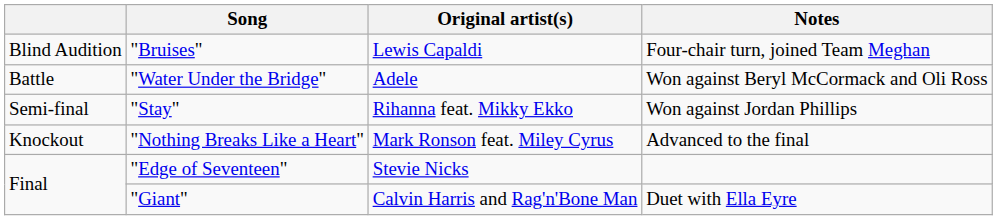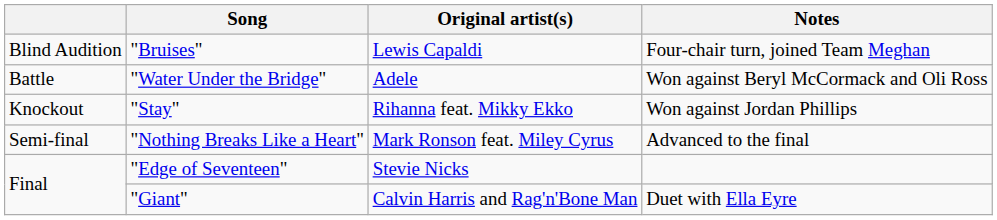(49, 109) Semi-final -> (46, 109) Knockout
(46, 139) Knockout -> (49, 139) Semi-final
